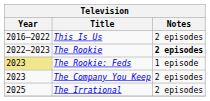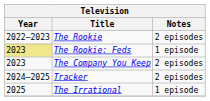- row: (78, 37)
(179, 50) bold -> (179, 37) normal
+ row: (71, 77)
(179, 90) 2 episodes -> (176, 90) 1 episode
